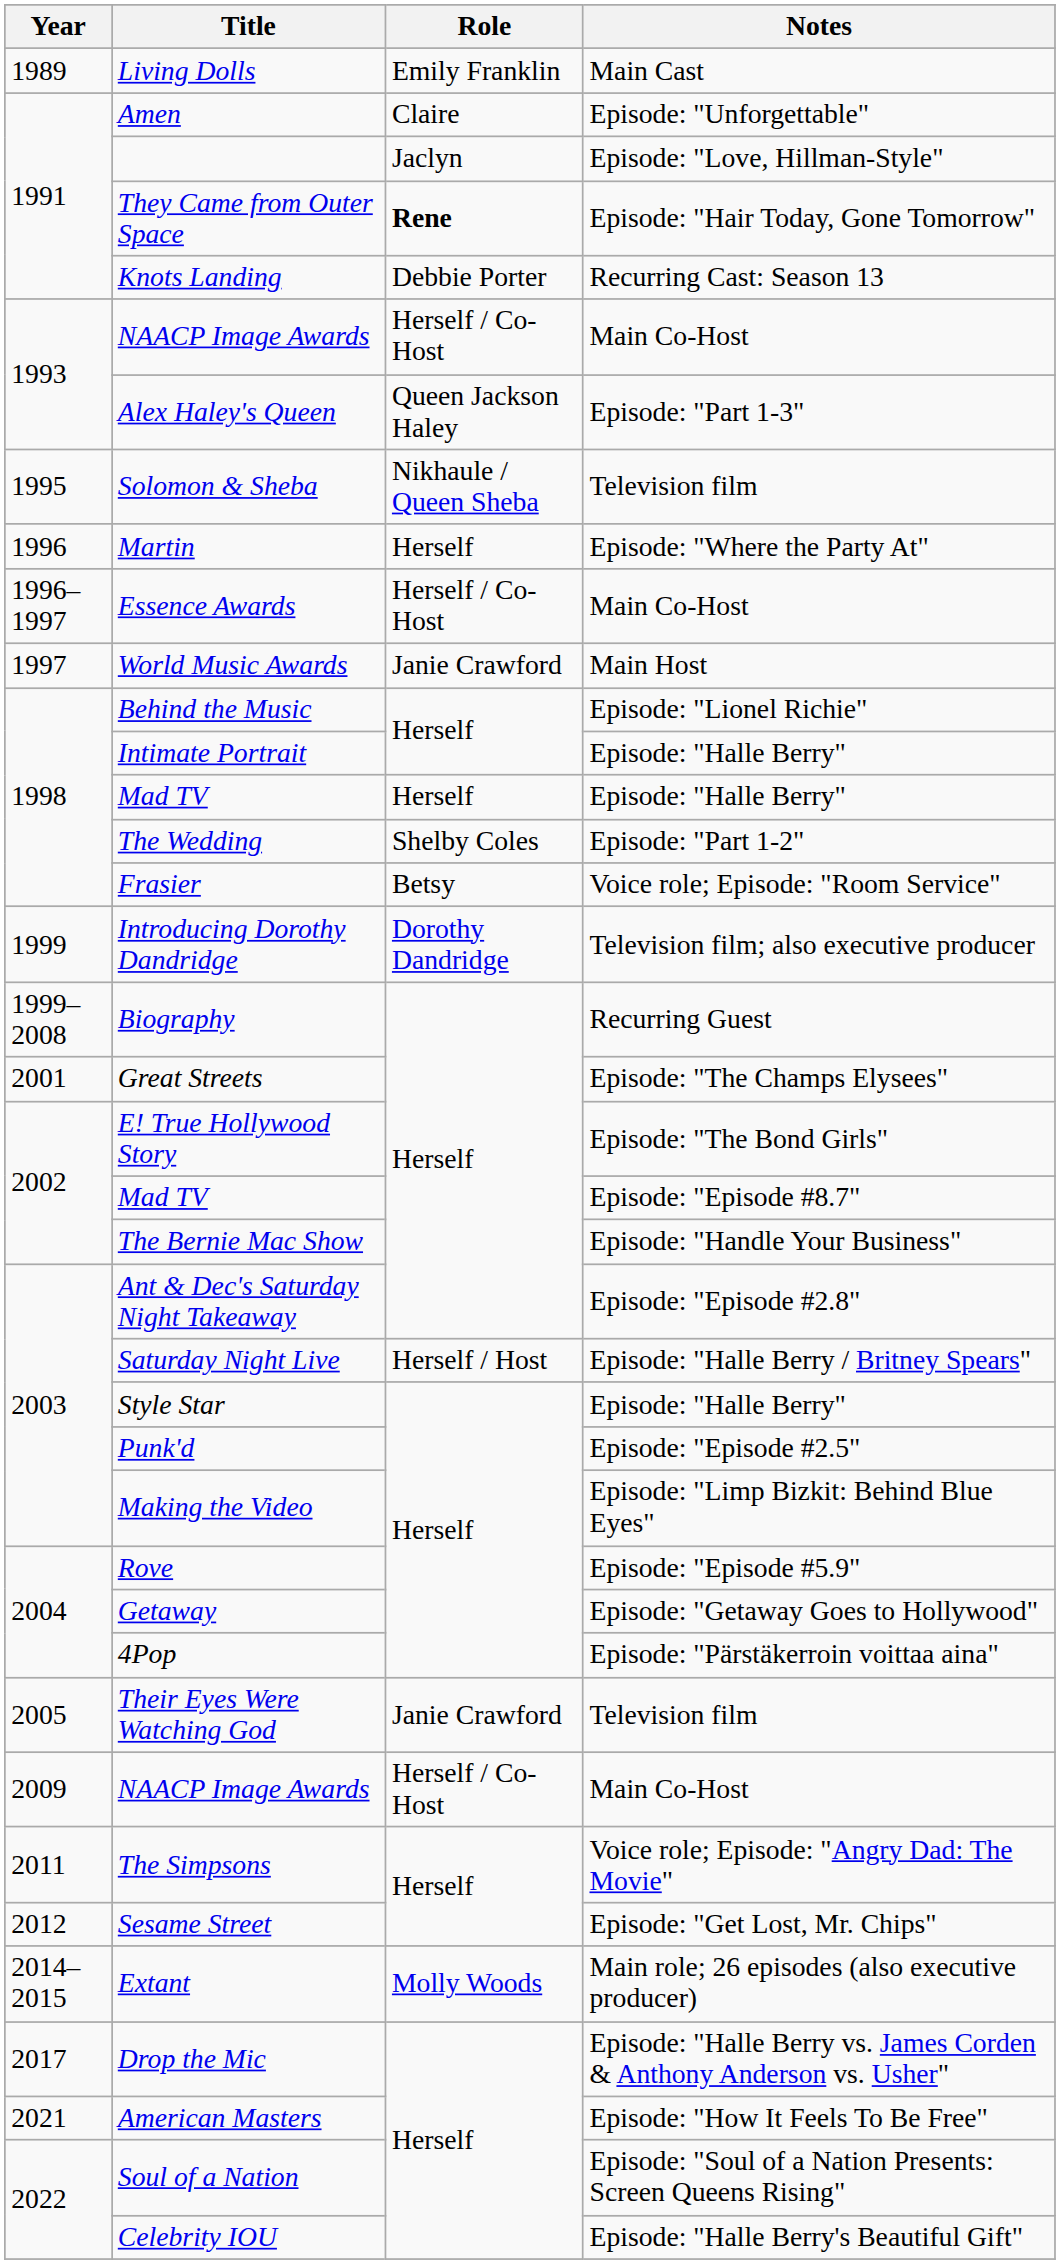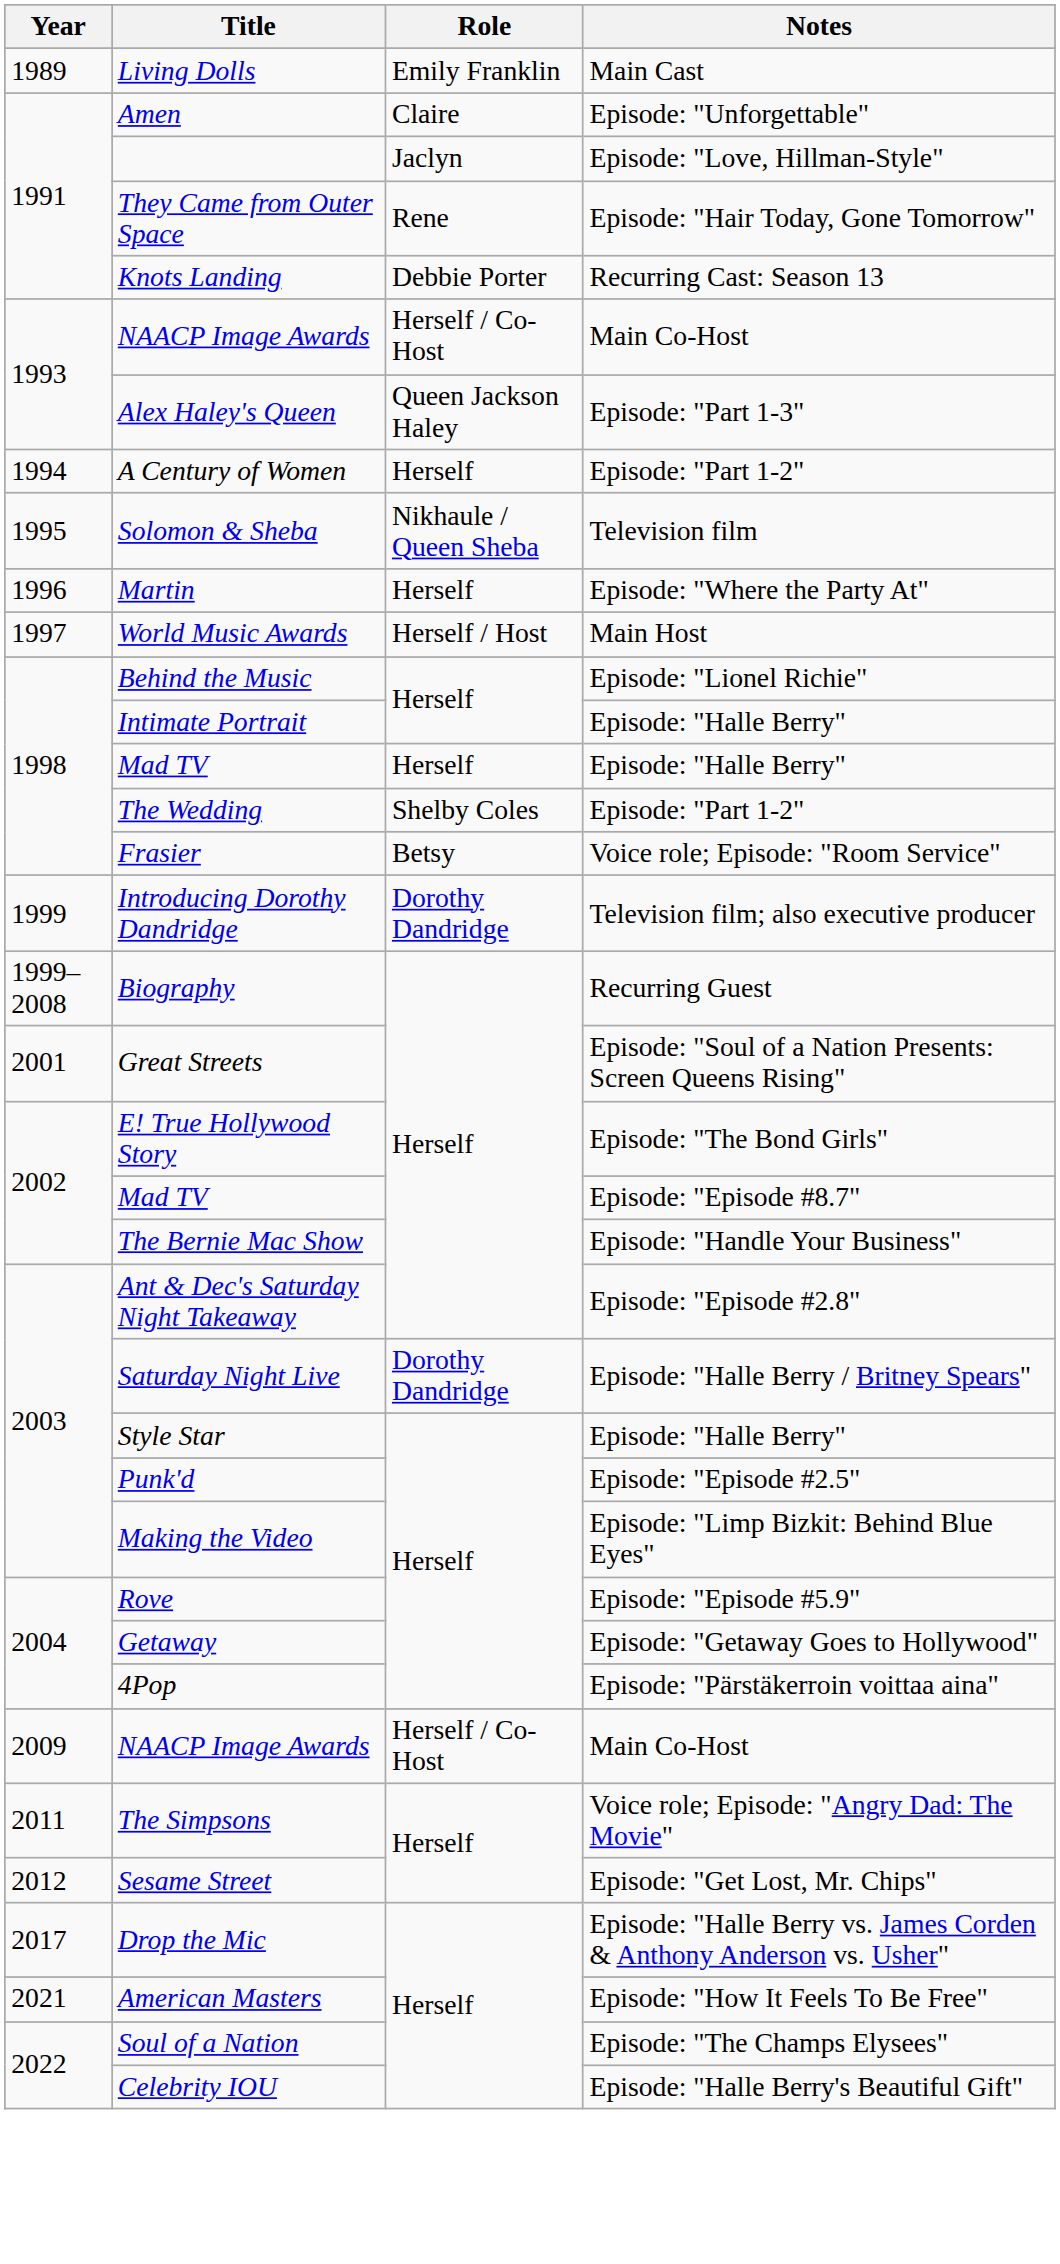(422, 217) bold -> (420, 217) normal
+ row: (39, 471)
- row: (46, 605)
(477, 665) Janie Crawford -> (470, 633) Herself / Host
(769, 1078) Episode: "The Champs Elysees" -> (792, 1062) Episode: "Soul of a Nation Presents: Screen Queens Rising"
(470, 1360) Herself / Host -> (450, 1375) Dorothy Dandridge
- row: (39, 1714)
- row: (46, 1983)
(792, 2177) Episode: "Soul of a Nation Presents: Screen Queens Rising" -> (769, 2042) Episode: "The Champs Elysees"
